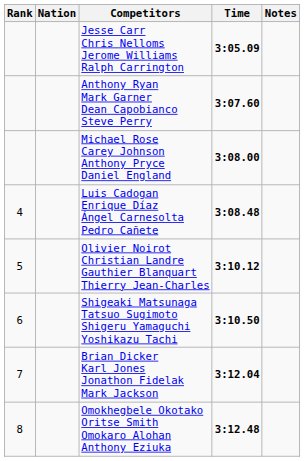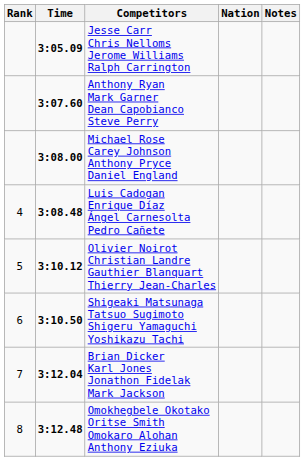columns swapped: (57, 13) <-> (237, 13)
